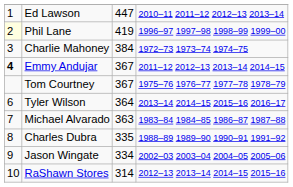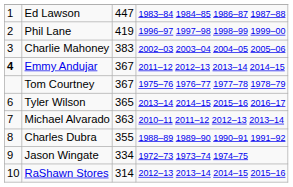(211, 13) 2010–11 2011–12 2012–13 2013–14 -> (212, 13) 1983–84 1984–85 1986–87 1987–88
(10, 31) lightyellow background -> (10, 31) no background
(124, 48) 384 -> (124, 48) 383
(193, 49) 1972–73 1973–74 1974–75 -> (212, 49) 2002–03 2003–04 2004–05 2005–06
(124, 102) 364 -> (124, 102) 365
(212, 120) 1983–84 1984–85 1986–87 1987–88 -> (211, 120) 2010–11 2011–12 2012–13 2013–14
(124, 137) 335 -> (124, 137) 355
(212, 155) 2002–03 2003–04 2004–05 2005–06 -> (193, 155) 1972–73 1973–74 1974–75
